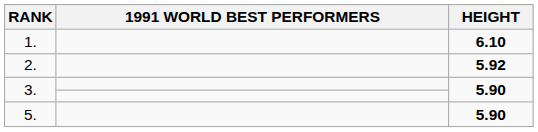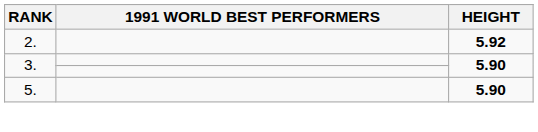- row: (30, 41)
